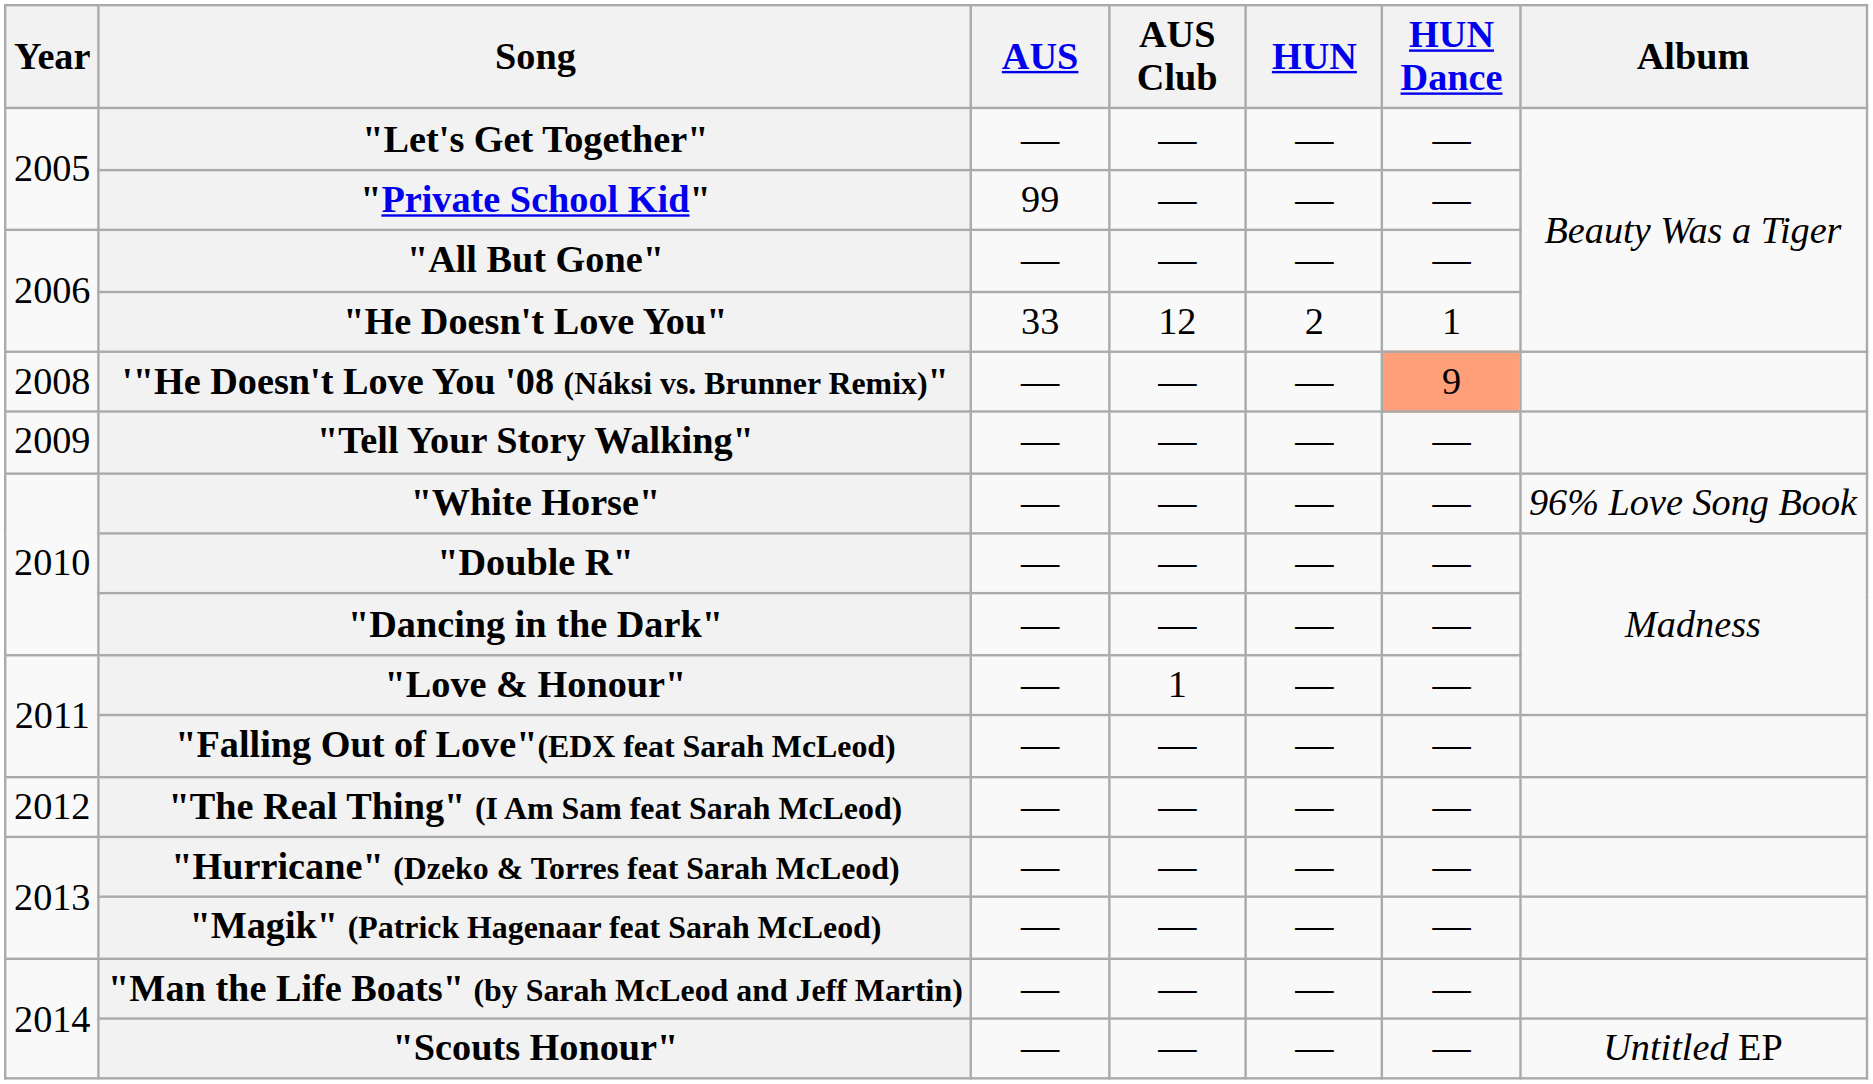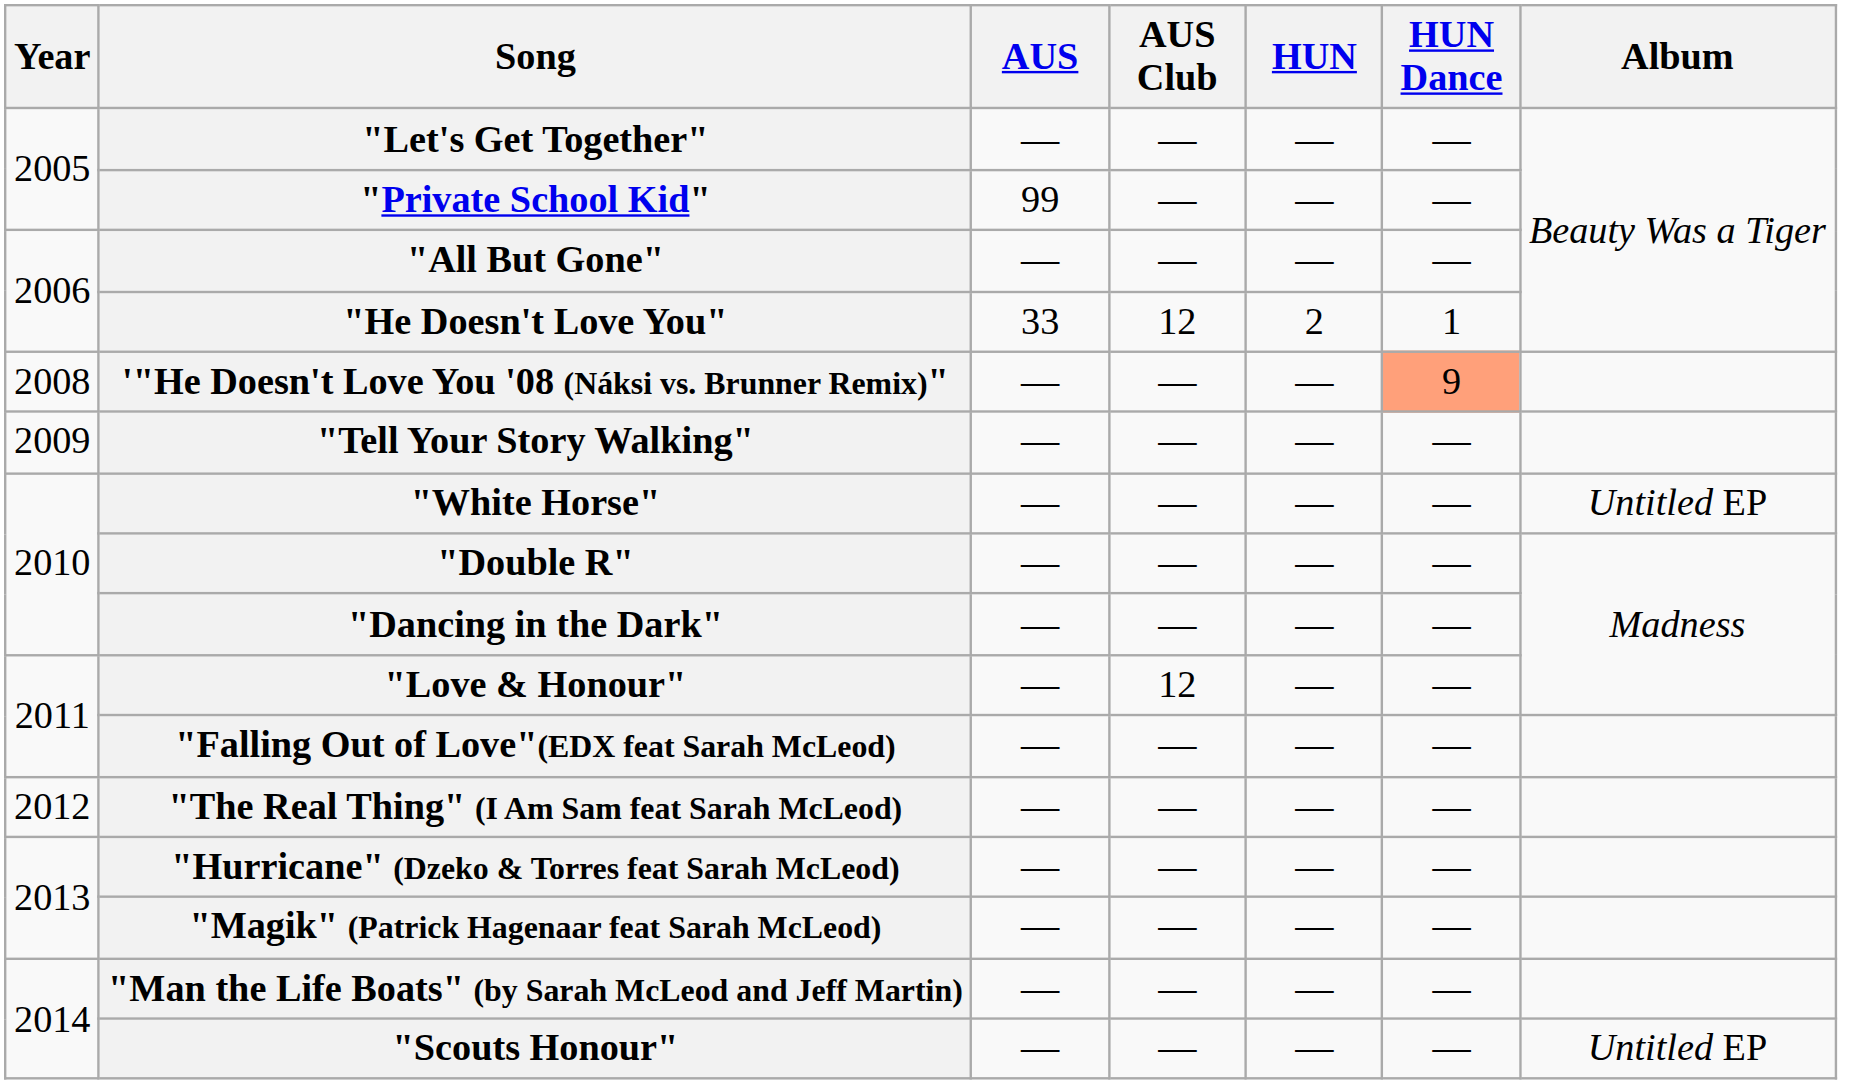(1693, 502) 96% Love Song Book -> (1677, 502) Untitled EP
(1177, 684) 1 -> (1177, 684) 12
